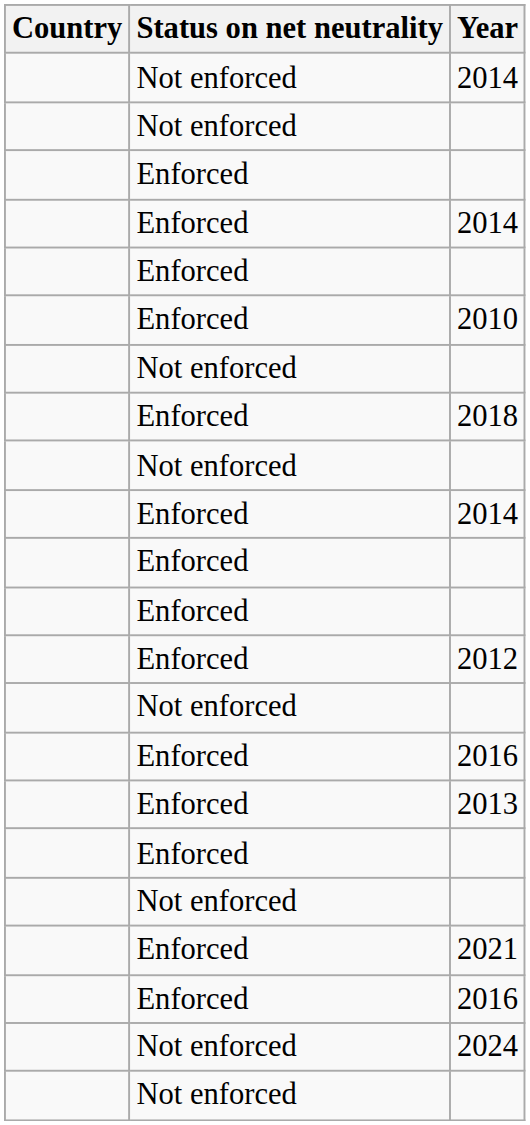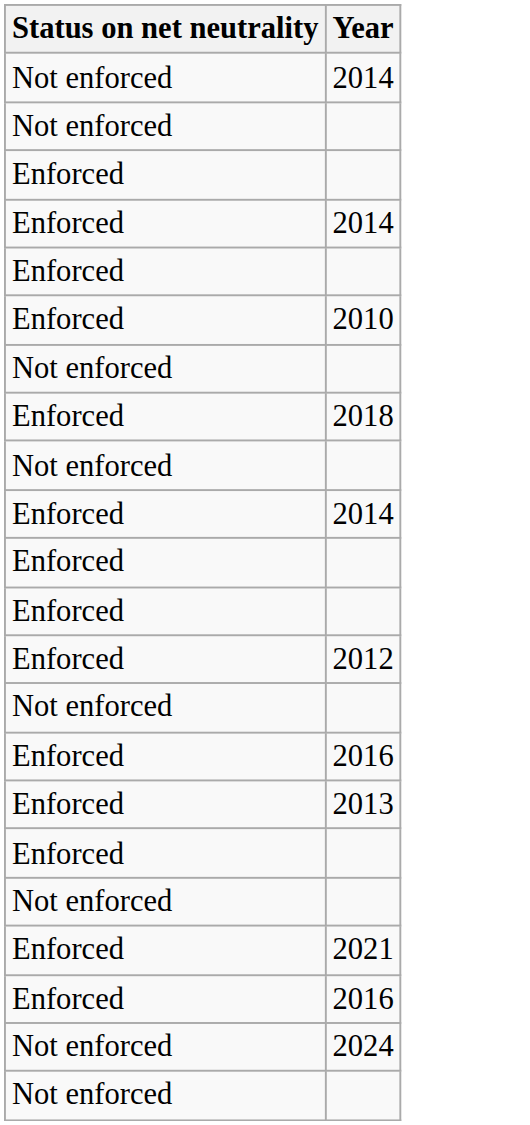- column: (67, 28)
